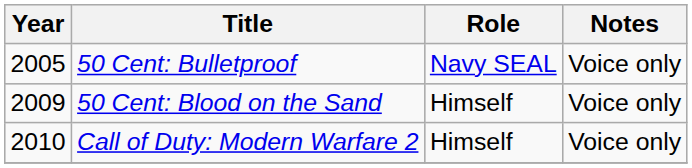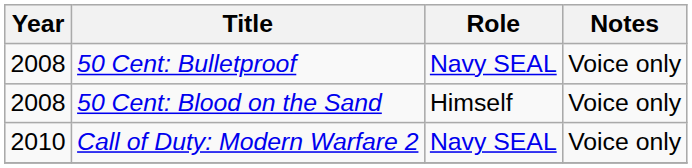(38, 63) 2005 -> (38, 63) 2008
(38, 102) 2009 -> (38, 102) 2008
(471, 142) Himself -> (493, 142) Navy SEAL
